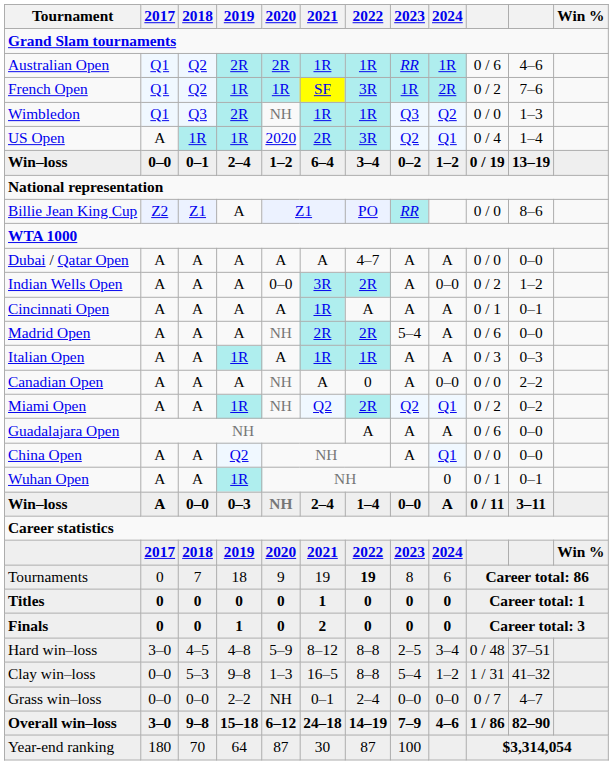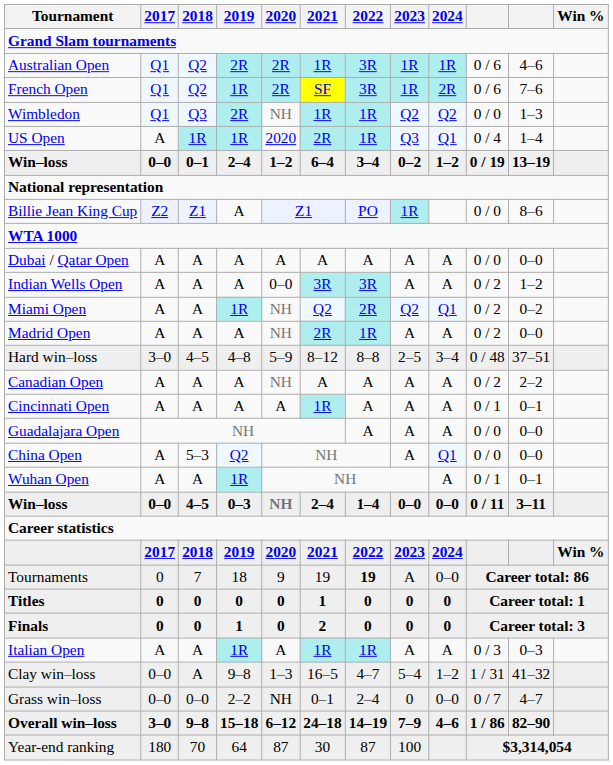(368, 65) 1R -> (368, 65) 3R
(410, 65) RR -> (410, 65) 1R
(281, 89) 1R -> (281, 89) 2R
(487, 89) 0 / 2 -> (487, 89) 0 / 6
(410, 114) Q3 -> (410, 114) Q2
(368, 138) 3R -> (368, 138) 1R
(410, 138) Q2 -> (410, 138) Q3
(410, 211) RR -> (410, 211) 1R
(368, 260) 4–7 -> (368, 260) A
(368, 284) 2R -> (368, 284) 3R
(447, 284) 0–0 -> (447, 284) A
rows swapped: (47, 406) <-> (59, 308)
(368, 333) 2R -> (368, 333) 1R
(410, 333) 5–4 -> (410, 333) A
(487, 333) 0 / 6 -> (487, 333) 0 / 2
rows swapped: (46, 357) <-> (53, 650)
(368, 382) 0 -> (368, 382) A
(447, 382) 0–0 -> (447, 382) A
(487, 382) 0 / 0 -> (487, 382) 0 / 2
(487, 430) 0 / 6 -> (487, 430) 0 / 0
(198, 455) A -> (198, 455) 5–3
(447, 479) 0 -> (447, 479) A
(160, 503) A -> (160, 503) 0–0
(198, 503) 0–0 -> (198, 503) 4–5
(447, 503) A -> (447, 503) 0–0
(410, 576) 8 -> (410, 576) A
(447, 576) 6 -> (447, 576) 0–0
(198, 674) 5–3 -> (198, 674) A
(368, 674) 8–8 -> (368, 674) 4–7
(410, 698) 0–0 -> (410, 698) 0
